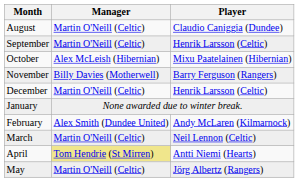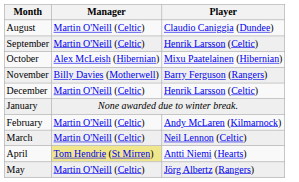(111, 122) Alex Smith (Dundee United) -> (99, 122) Martin O'Neill (Celtic)
